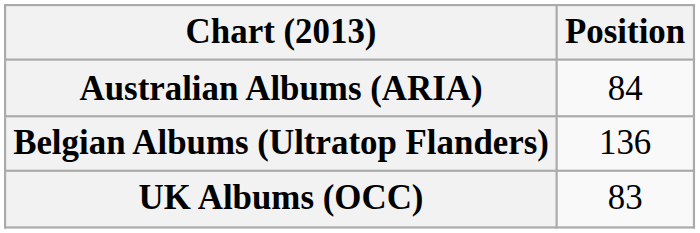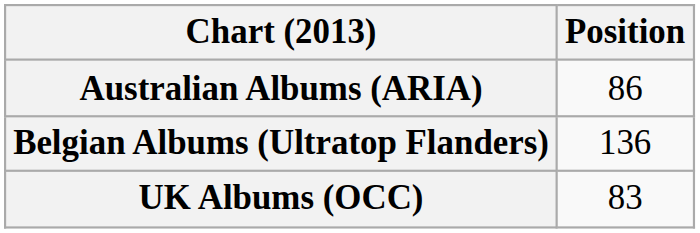(625, 87) 84 -> (625, 87) 86
